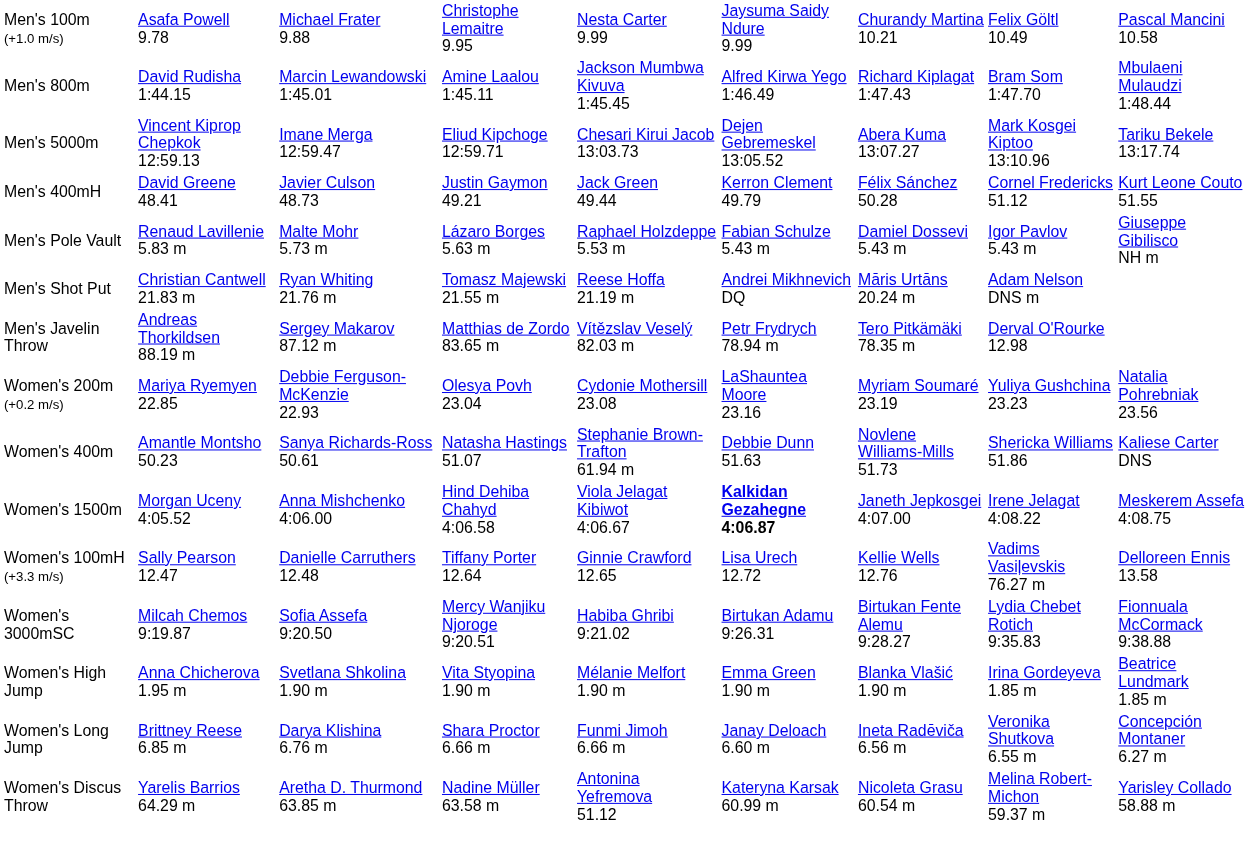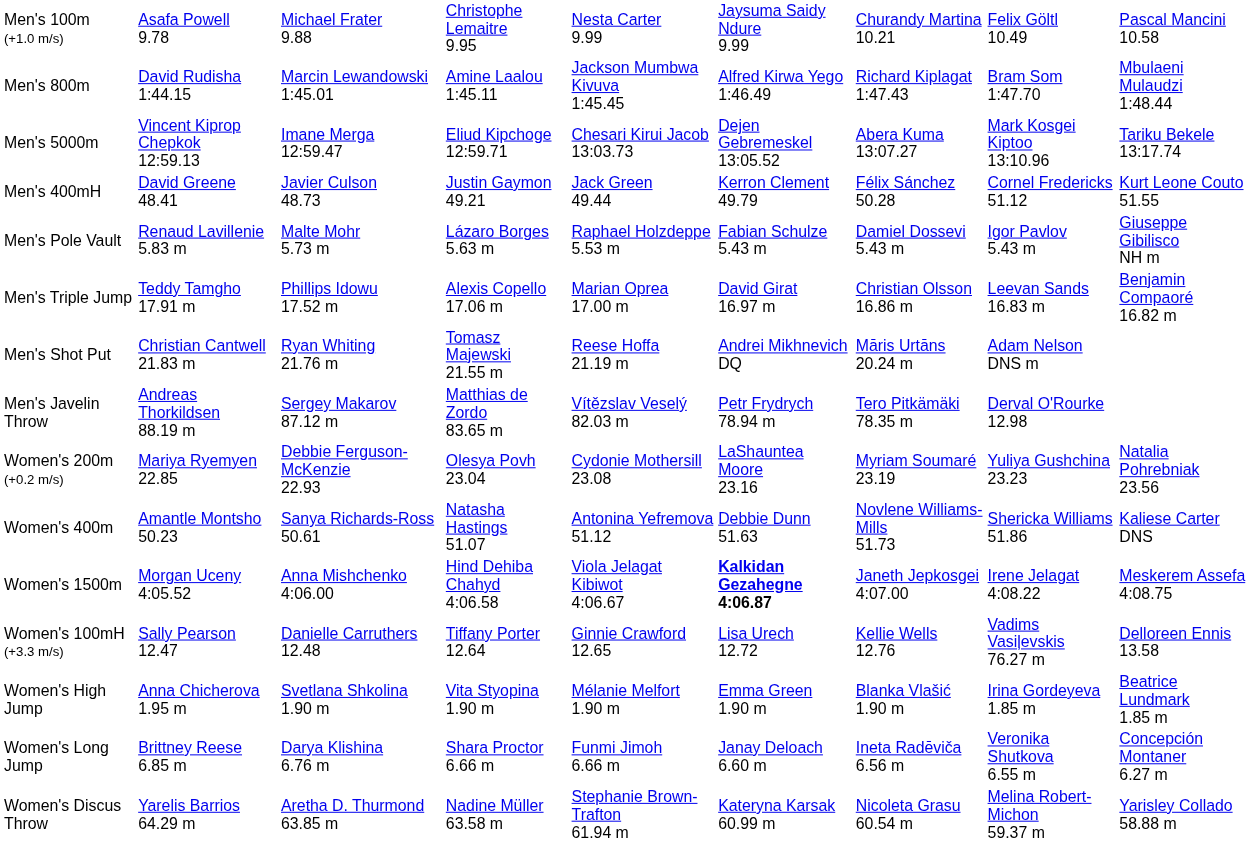+ row: (68, 297)
(640, 452) Stephanie Brown-Trafton 61.94 m -> (642, 527) Antonina Yefremova 51.12
- row: (39, 624)
(615, 796) Antonina Yefremova 51.12 -> (635, 814) Stephanie Brown-Trafton 61.94 m
